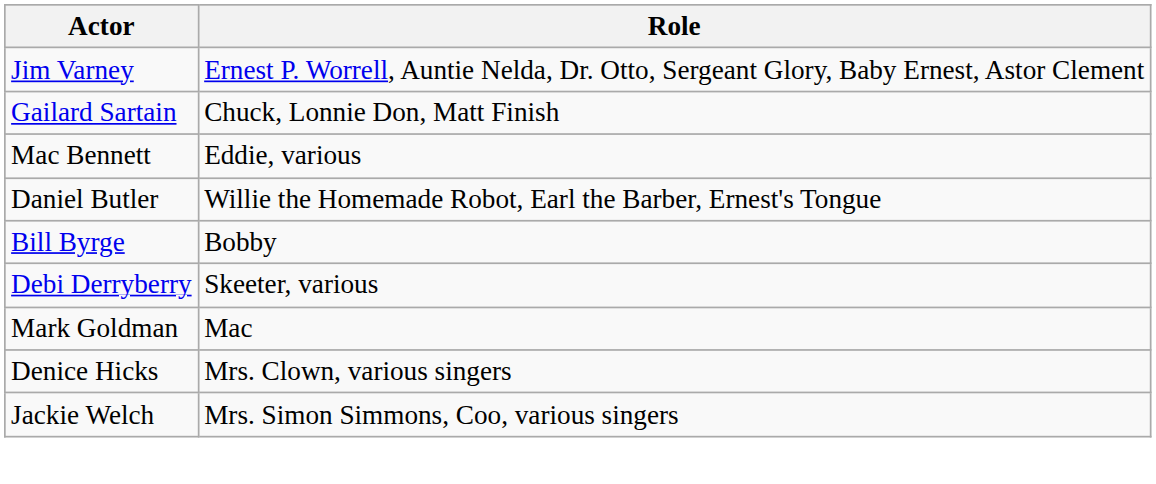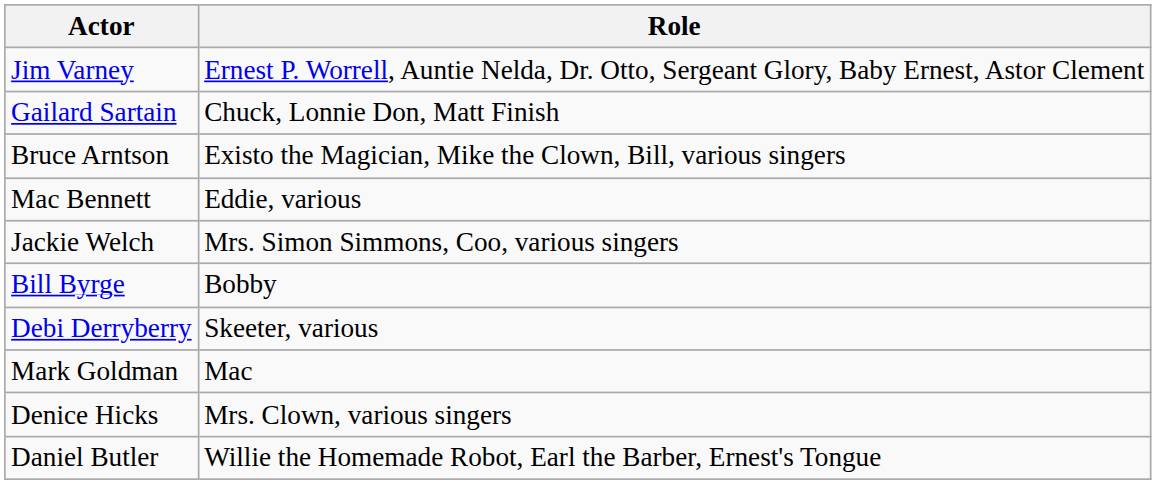+ row: (90, 155)
rows swapped: (85, 198) <-> (83, 414)
